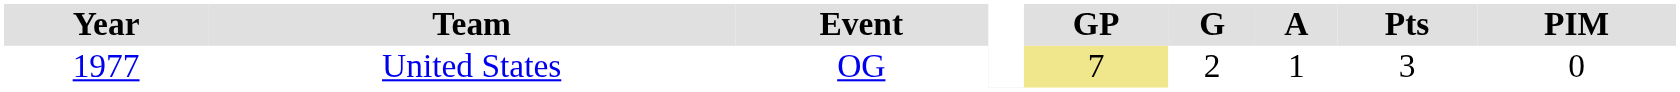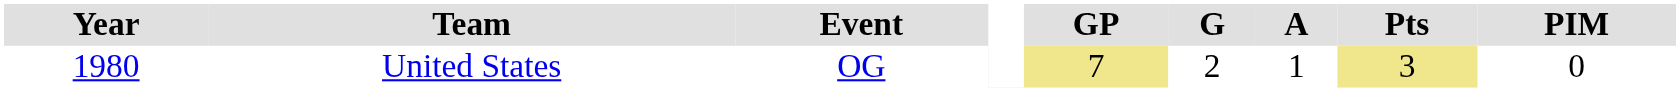(106, 66) 1977 -> (106, 66) 1980
(1407, 66) no background -> (1407, 66) khaki background
